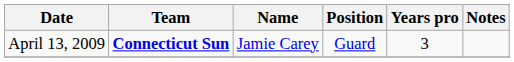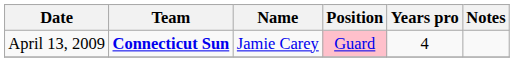(355, 43) no background -> (355, 43) pink background
(425, 43) 3 -> (425, 43) 4
